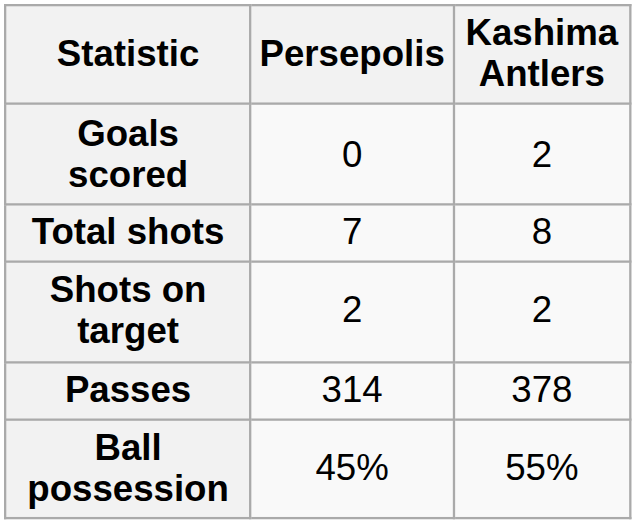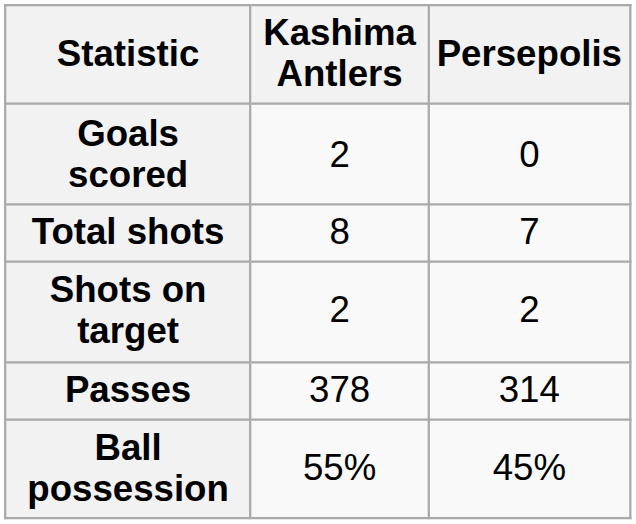columns swapped: (542, 54) <-> (352, 54)
